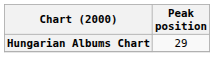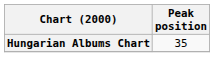(181, 43) 29 -> (181, 43) 35
